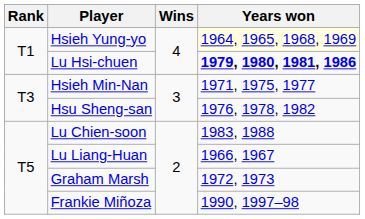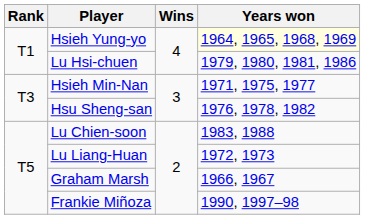(278, 62) bold -> (278, 62) normal
(238, 156) 1966, 1967 -> (238, 156) 1972, 1973
(238, 179) 1972, 1973 -> (238, 179) 1966, 1967
